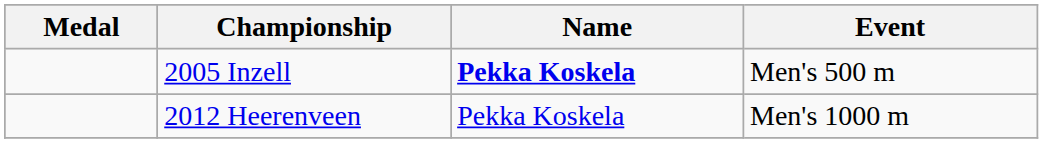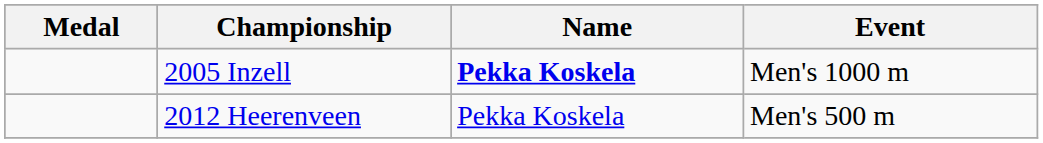(823, 71) Men's 500 m -> (830, 71) Men's 1000 m
(830, 115) Men's 1000 m -> (823, 115) Men's 500 m
